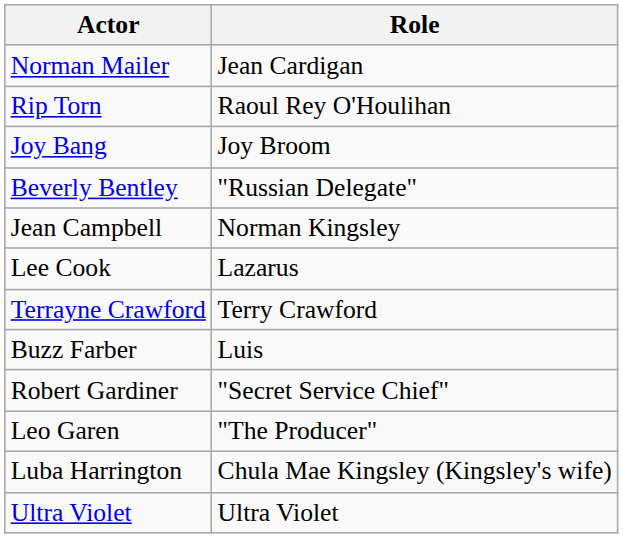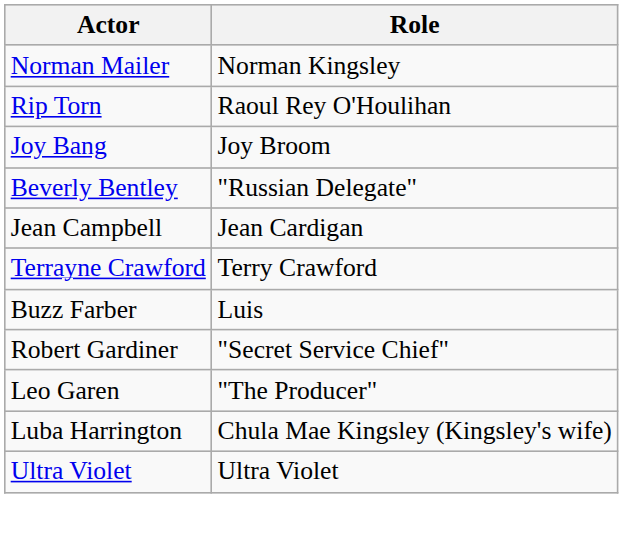(290, 65) Jean Cardigan -> (309, 65) Norman Kingsley
(309, 227) Norman Kingsley -> (290, 227) Jean Cardigan
- row: (61, 268)
